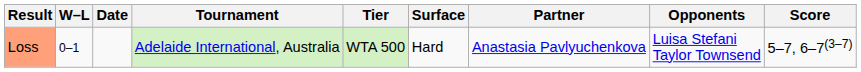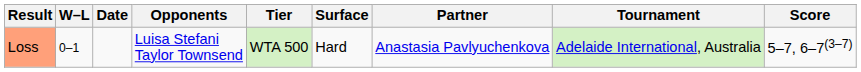columns swapped: (237, 16) <-> (707, 16)
